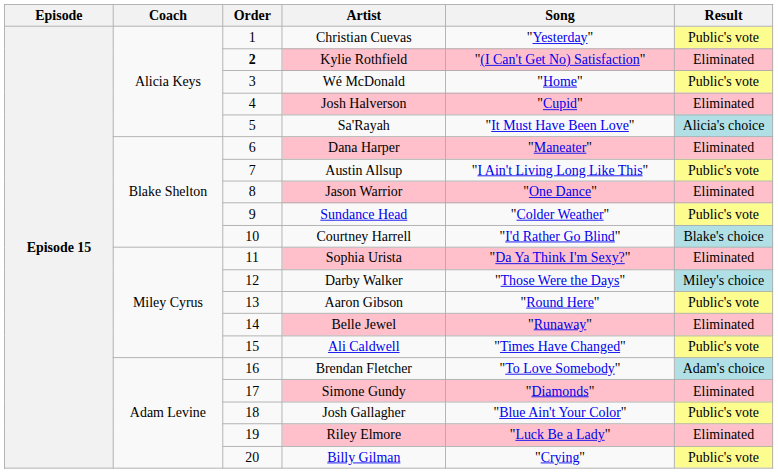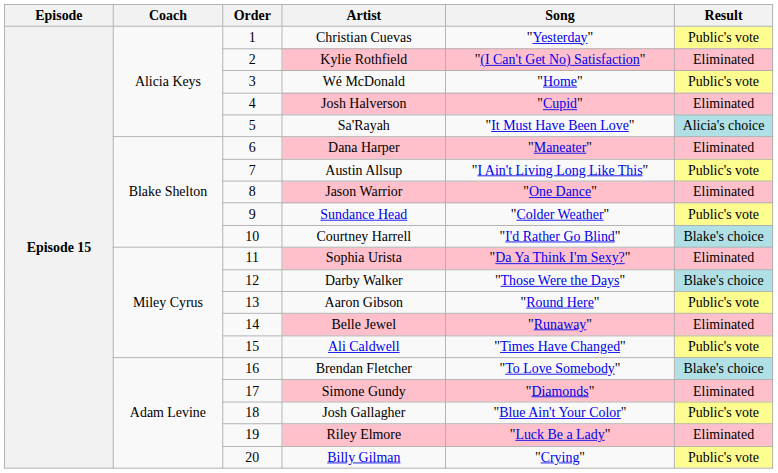(252, 59) bold -> (252, 59) normal
(724, 280) Miley's choice -> (724, 280) Blake's choice
(724, 368) Adam's choice -> (724, 368) Blake's choice
